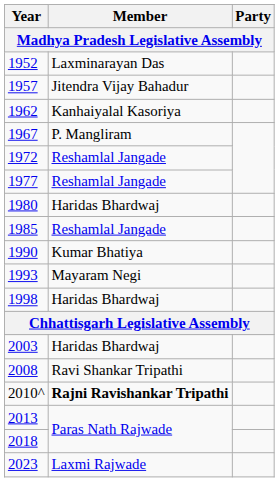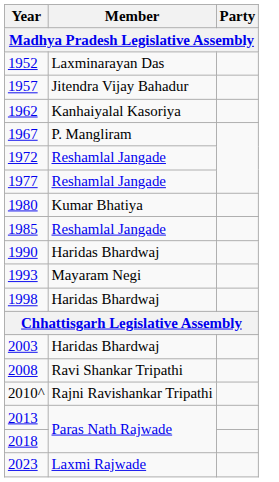(105, 205) Haridas Bhardwaj -> (97, 205) Kumar Bhatiya
(97, 252) Kumar Bhatiya -> (105, 252) Haridas Bhardwaj
(140, 393) bold -> (132, 393) normal
